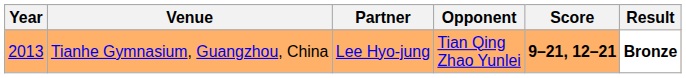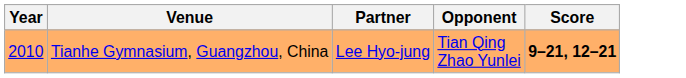- column: (650, 17)
(26, 51) 2013 -> (26, 51) 2010
